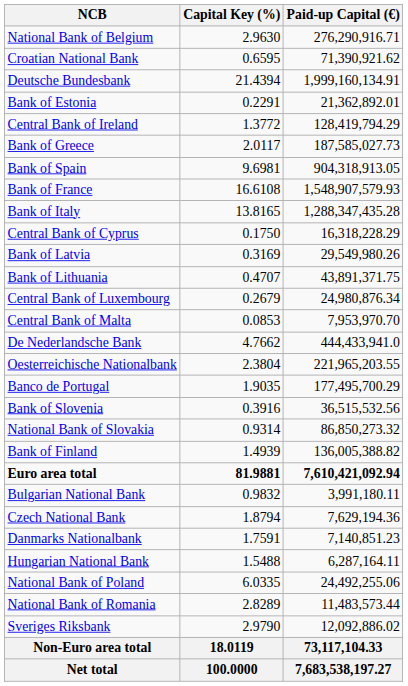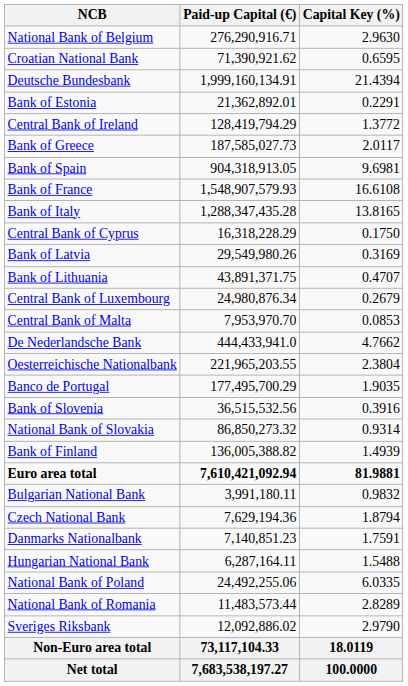columns swapped: (232, 15) <-> (343, 15)
